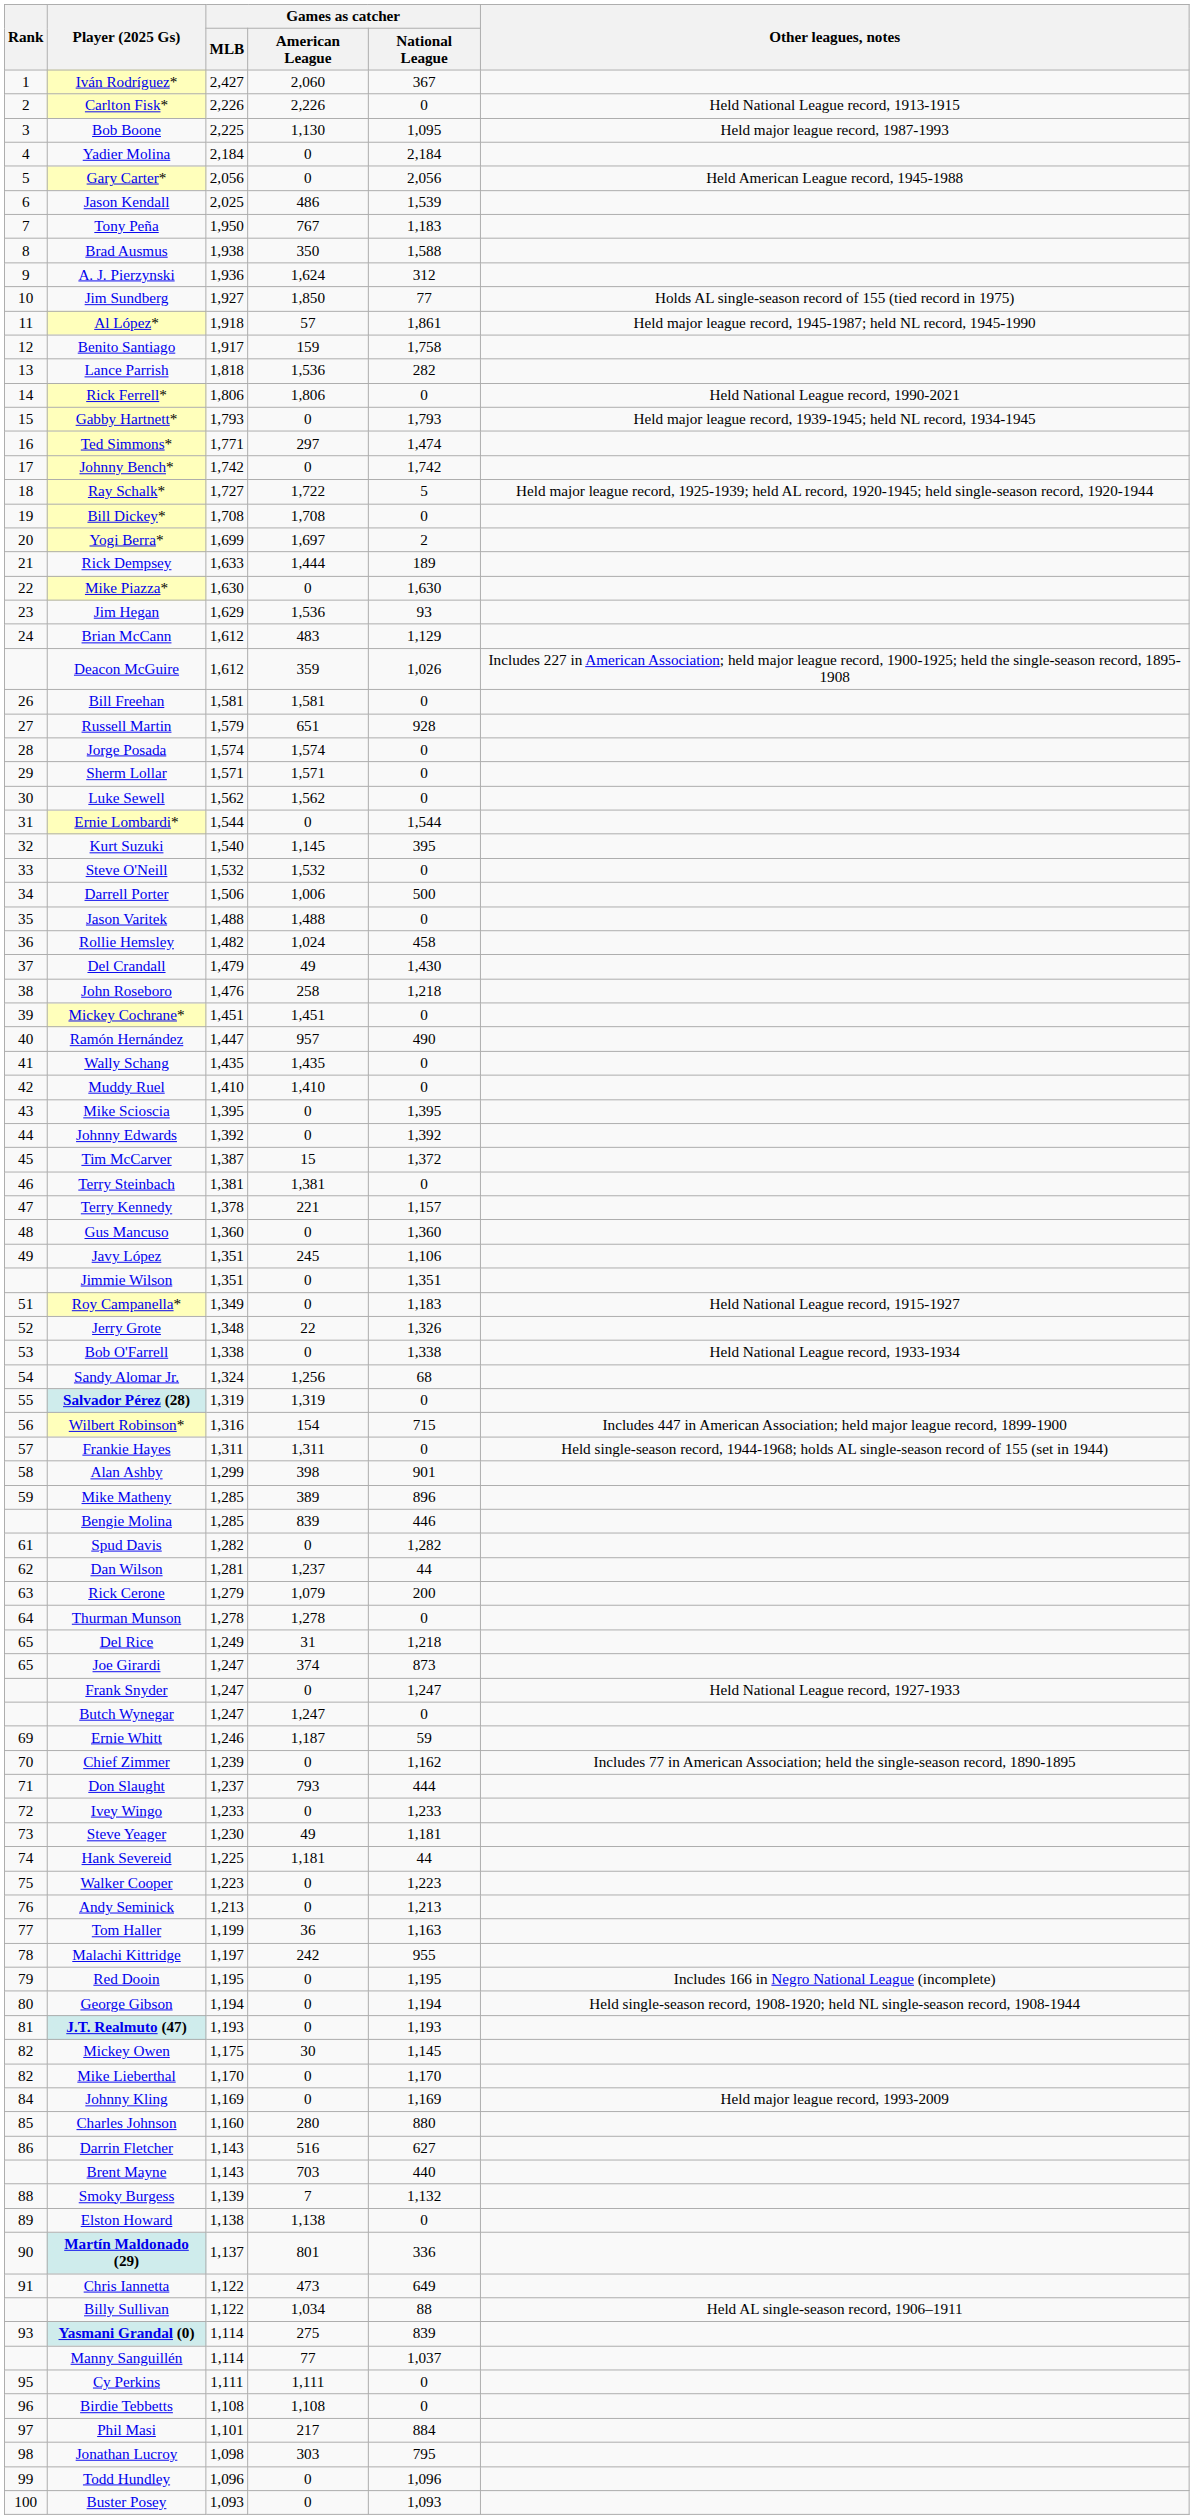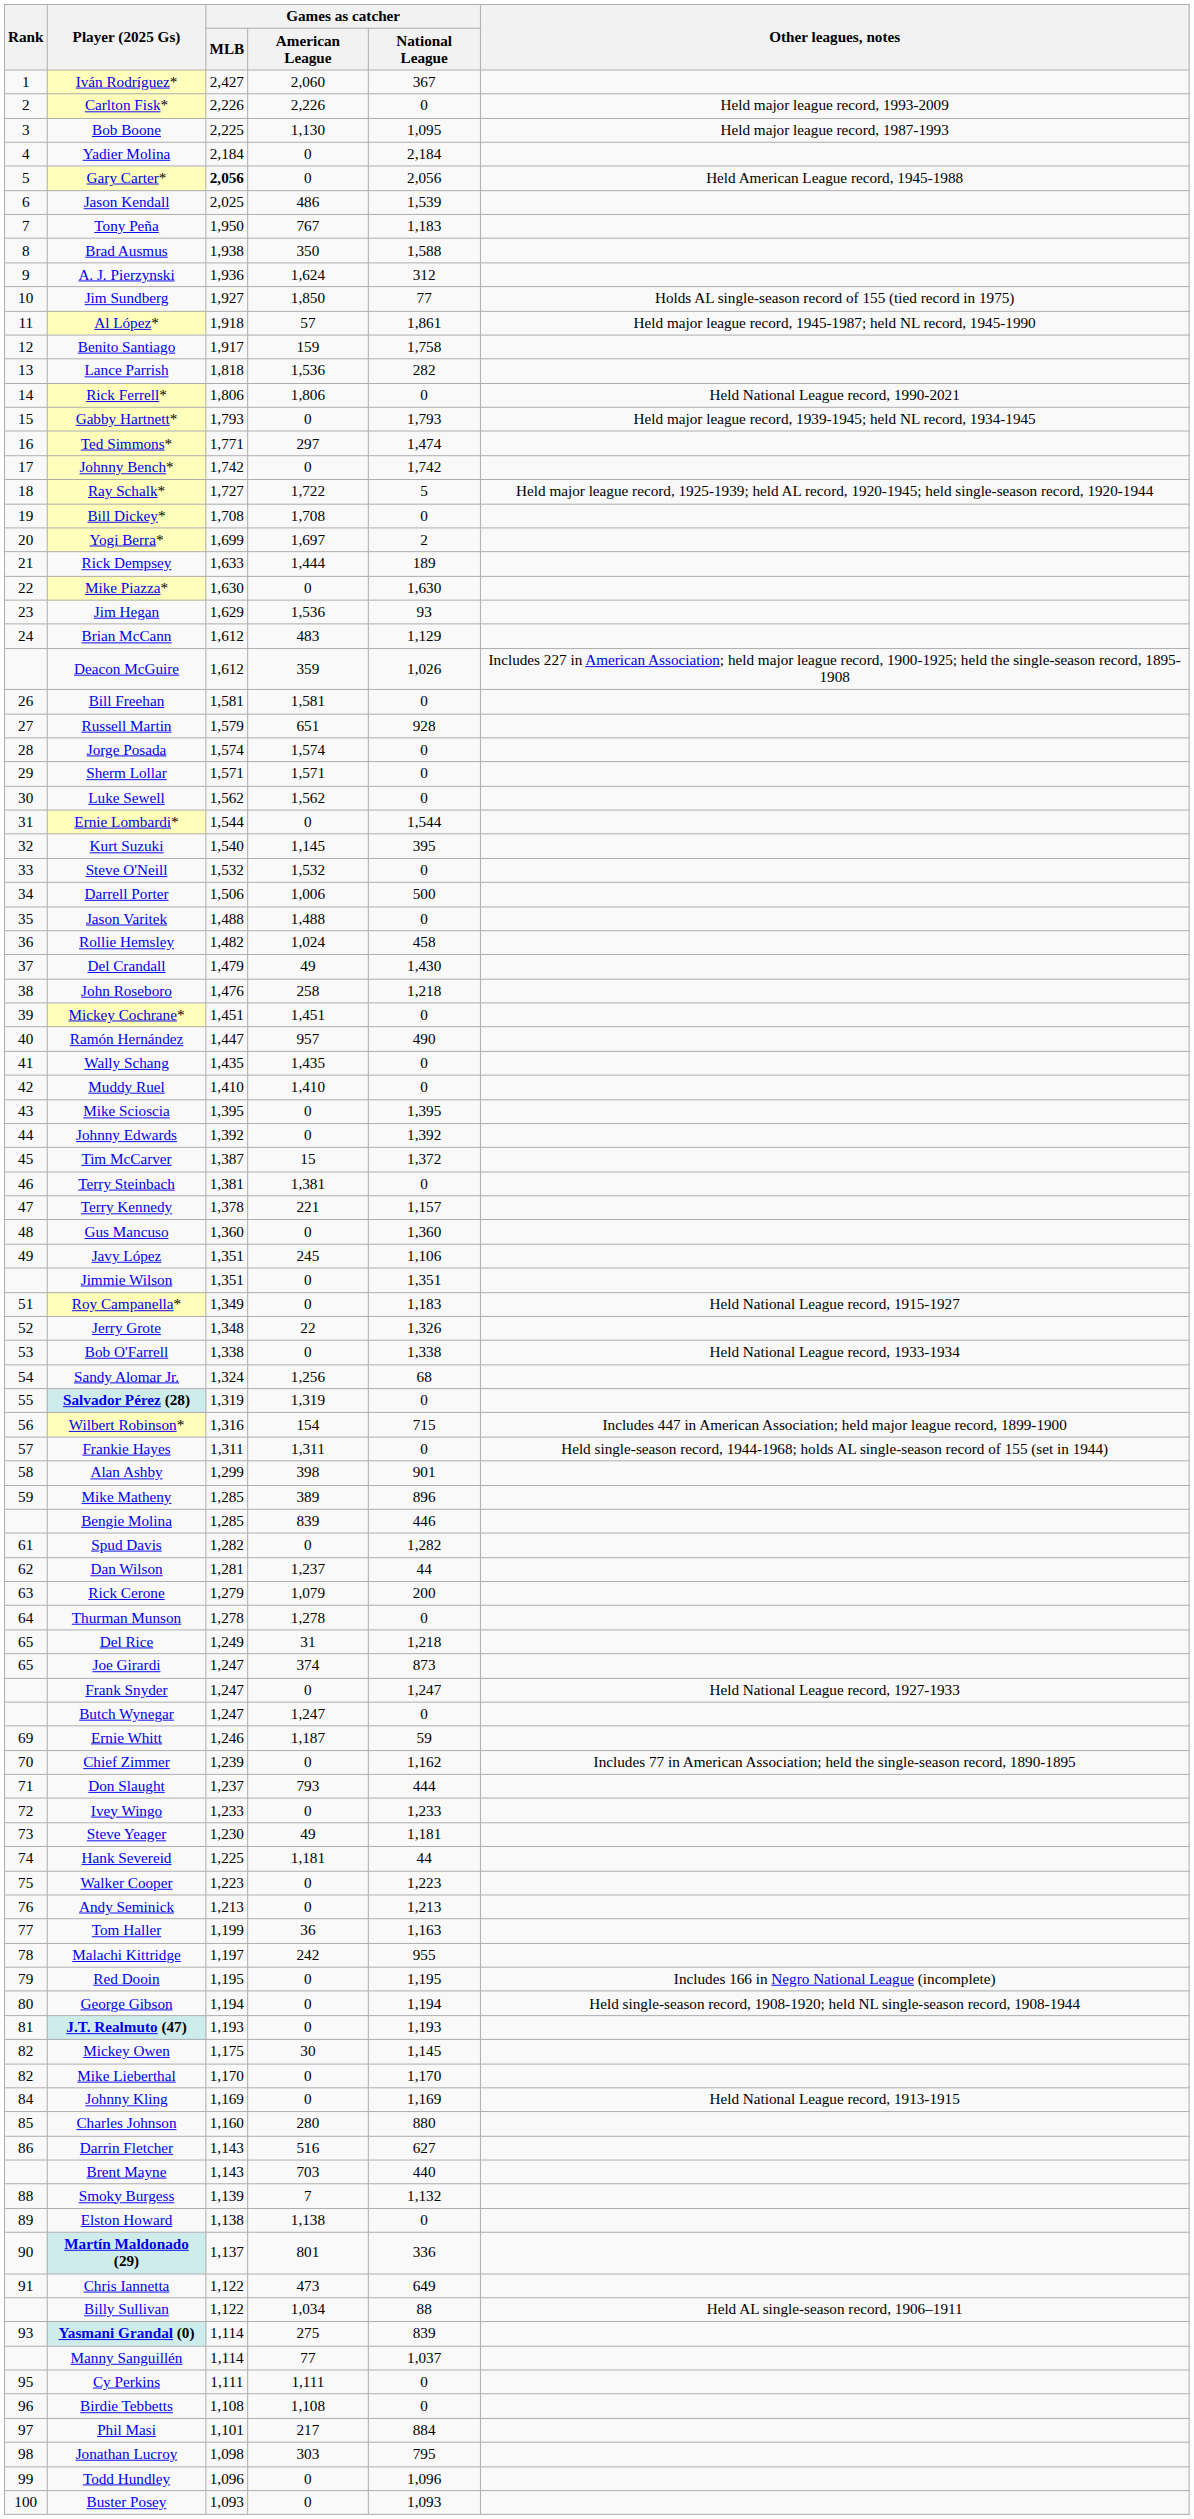(835, 105) Held National League record, 1913-1915 -> (835, 105) Held major league record, 1993-2009
(227, 178) normal -> (227, 178) bold
(835, 2099) Held major league record, 1993-2009 -> (835, 2099) Held National League record, 1913-1915
